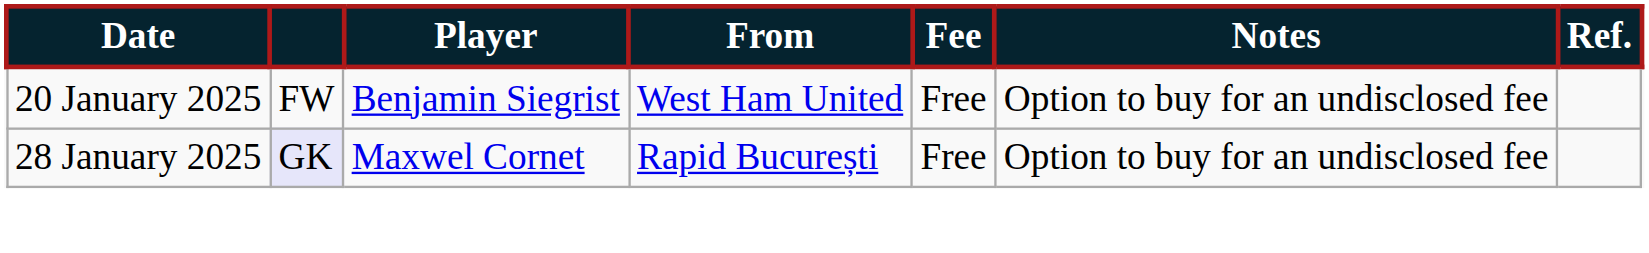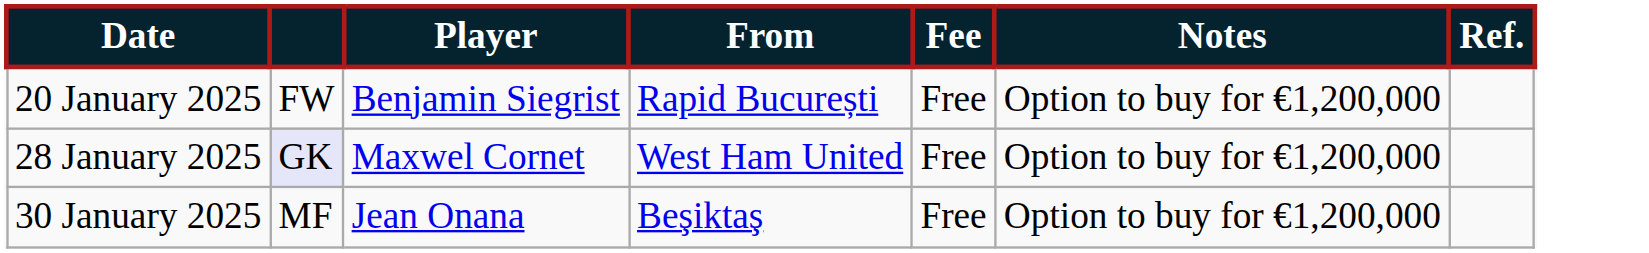(770, 97) West Ham United -> (758, 97) Rapid București
(1276, 97) Option to buy for an undisclosed fee -> (1222, 97) Option to buy for €1,200,000
(758, 156) Rapid București -> (770, 156) West Ham United
(1276, 156) Option to buy for an undisclosed fee -> (1222, 156) Option to buy for €1,200,000
+ row: (138, 216)
